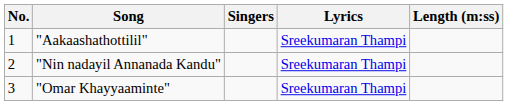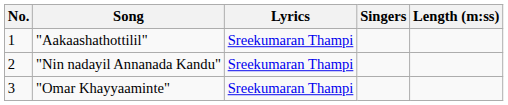columns swapped: (251, 16) <-> (343, 16)
